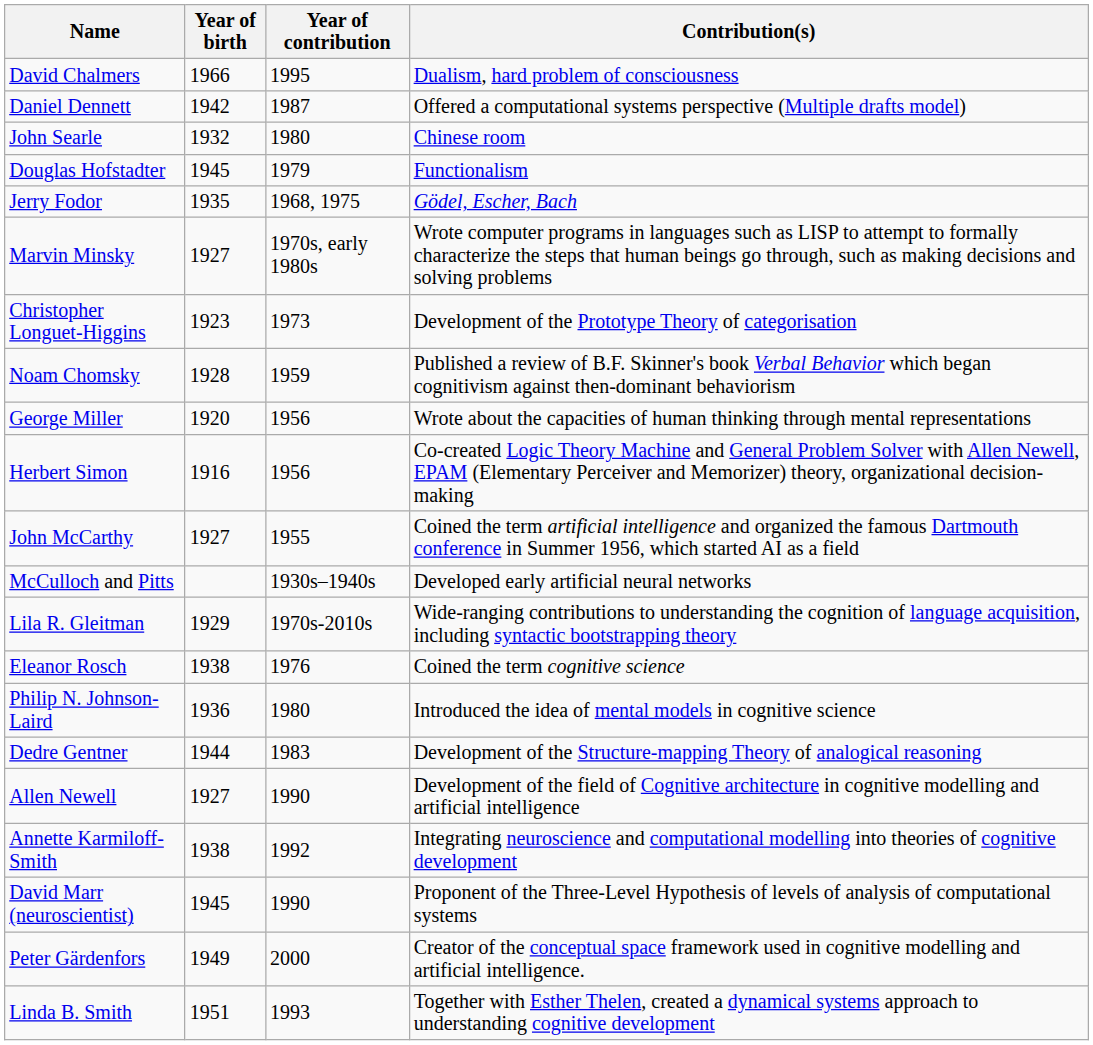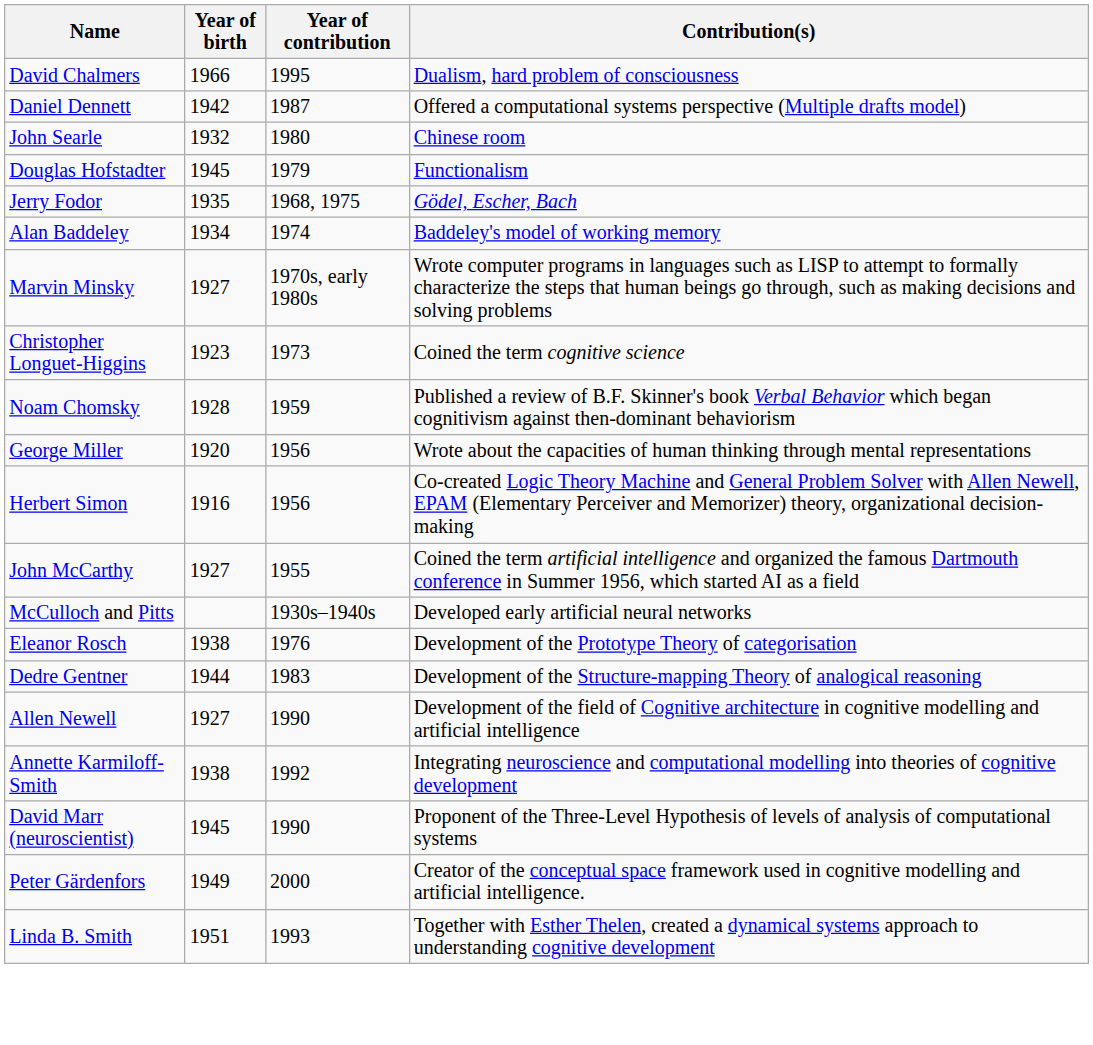+ row: (69, 233)
(635, 321) Development of the Prototype Theory of categorisation -> (549, 352) Coined the term cognitive science
- row: (77, 623)
(549, 666) Coined the term cognitive science -> (635, 644) Development of the Prototype Theory of categorisation
- row: (84, 709)
